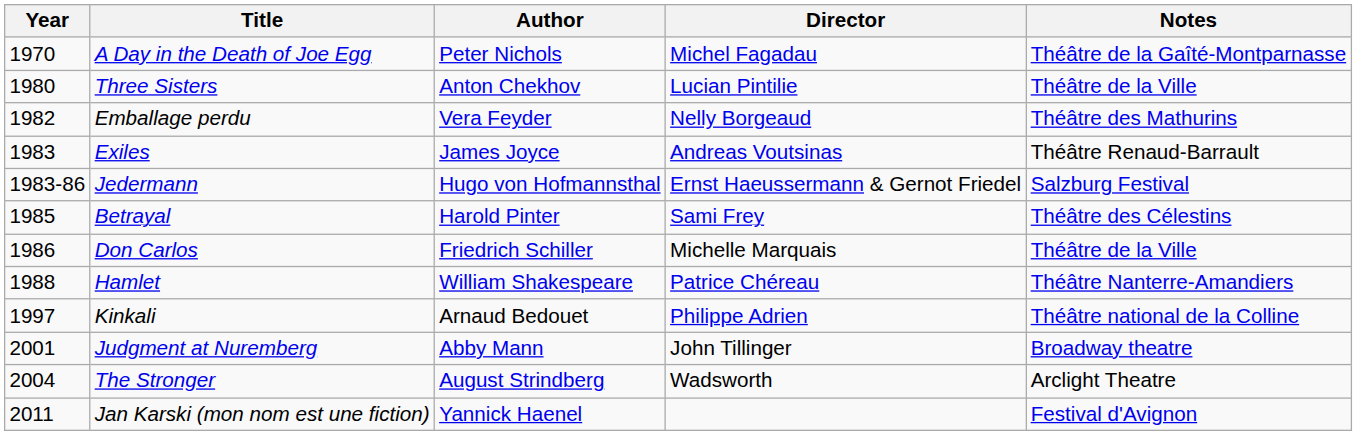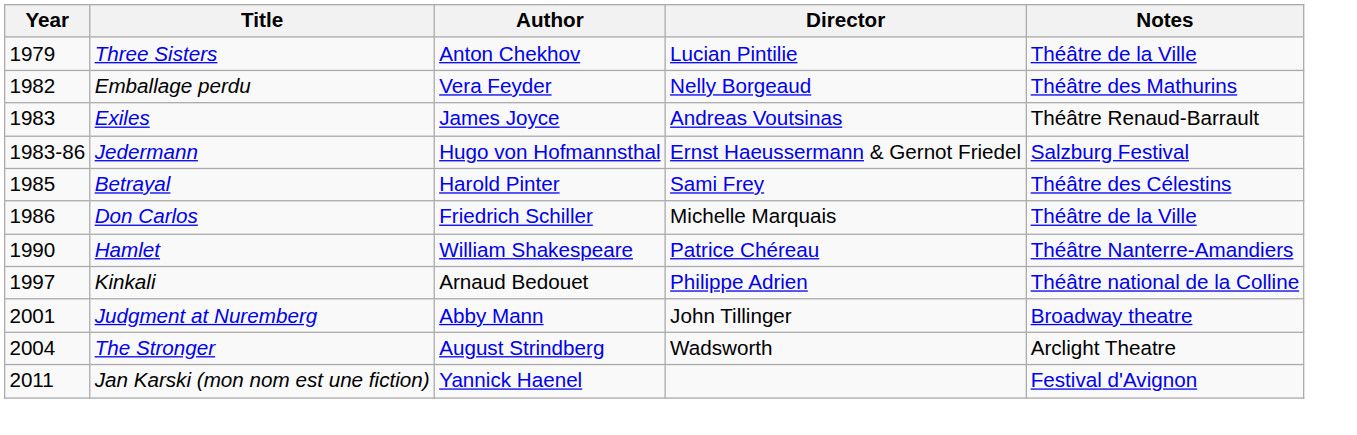- row: (233, 53)
(32, 86) 1980 -> (32, 53) 1979
(32, 282) 1988 -> (32, 250) 1990
